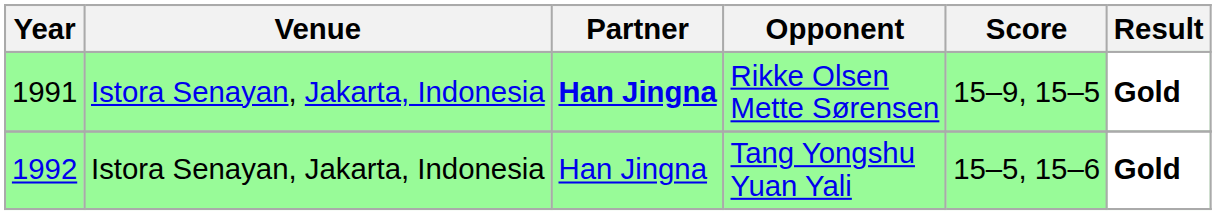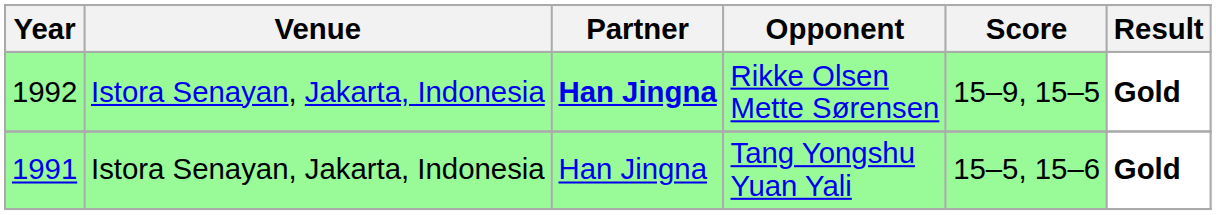(45, 91) 1991 -> (45, 91) 1992
(45, 170) 1992 -> (45, 170) 1991
